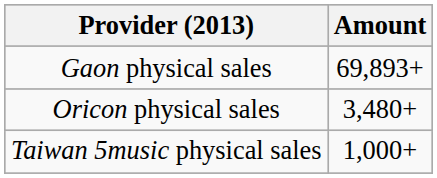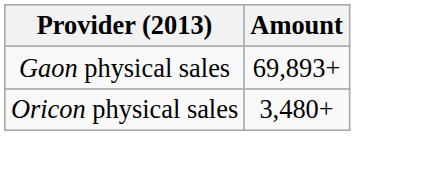- row: (166, 151)
